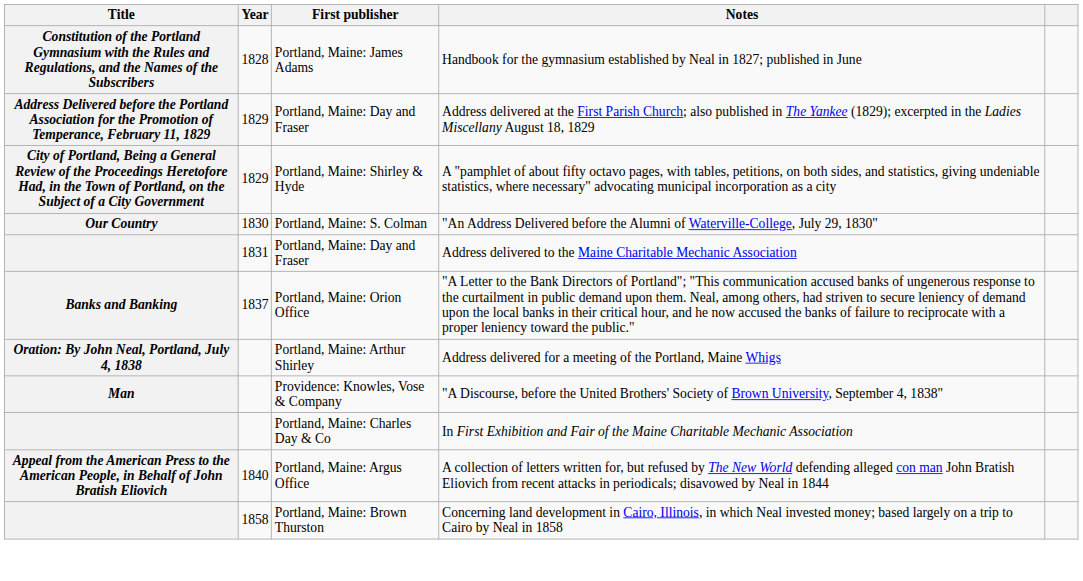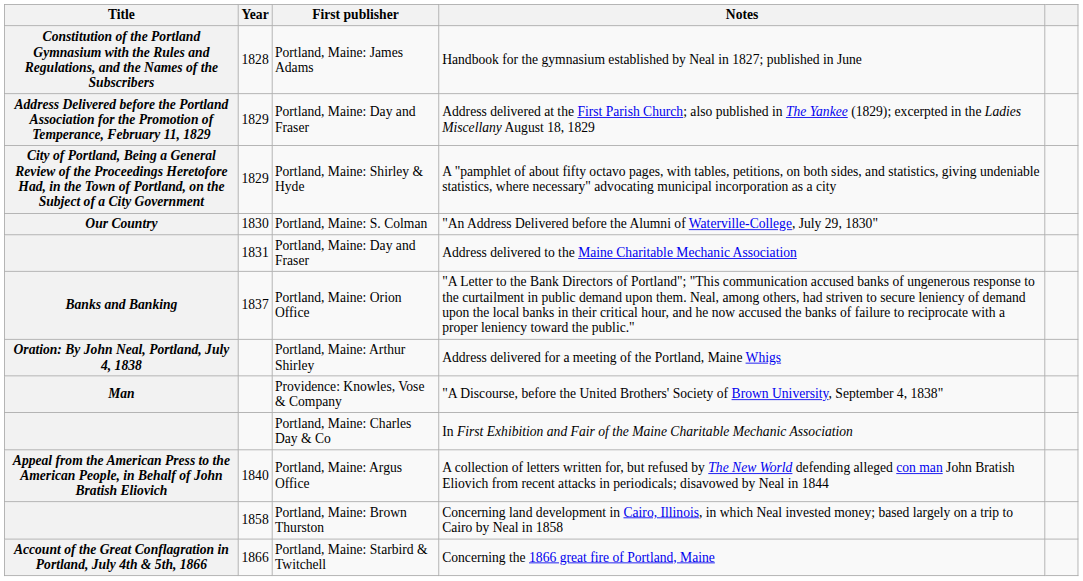+ row: (579, 557)
